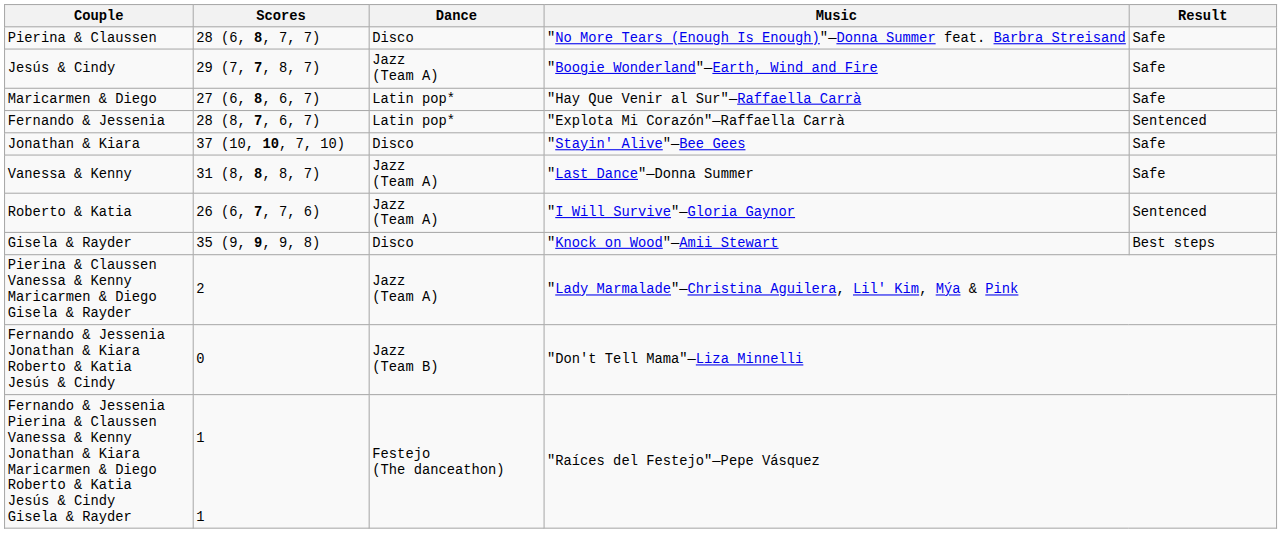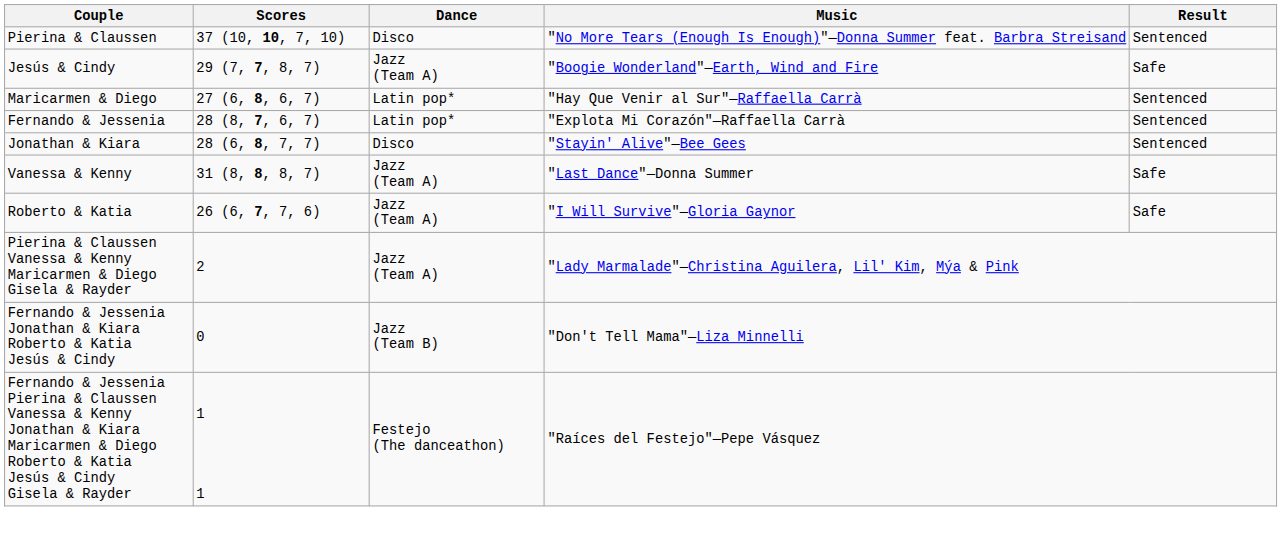(258, 38) 28 (6, 8, 7, 7) -> (271, 38) 37 (10, 10, 7, 10)
(1149, 38) Safe -> (1170, 38) Sentenced
(1149, 99) Safe -> (1170, 99) Sentenced
(271, 144) 37 (10, 10, 7, 10) -> (258, 144) 28 (6, 8, 7, 7)
(1149, 144) Safe -> (1170, 144) Sentenced
(1170, 213) Sentenced -> (1149, 213) Safe
- row: (70, 243)
